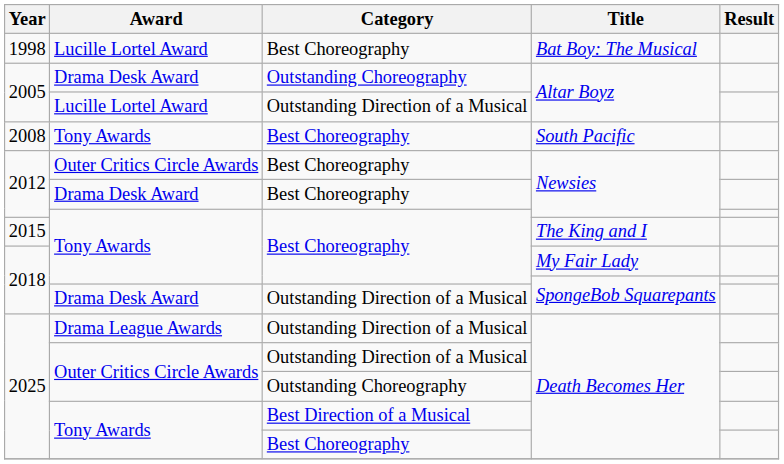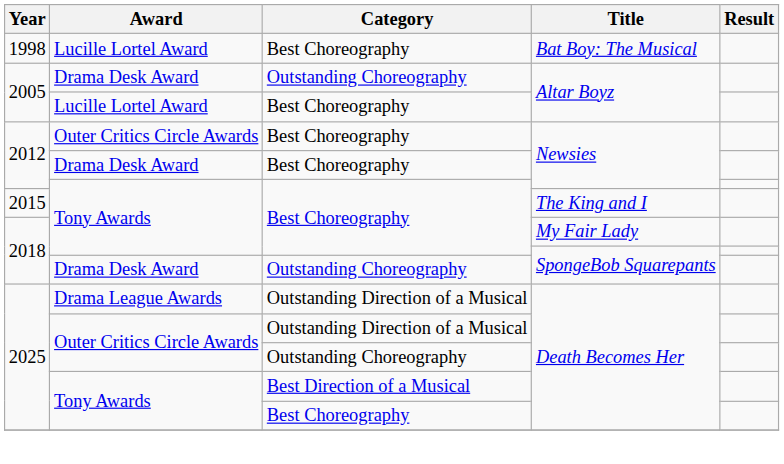(397, 106) Outstanding Direction of a Musical -> (338, 106) Best Choreography
- row: (102, 135)
(397, 298) Outstanding Direction of a Musical -> (367, 269) Outstanding Choreography
